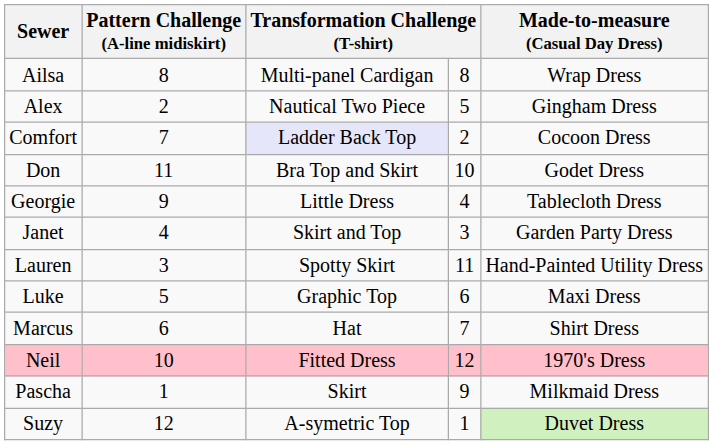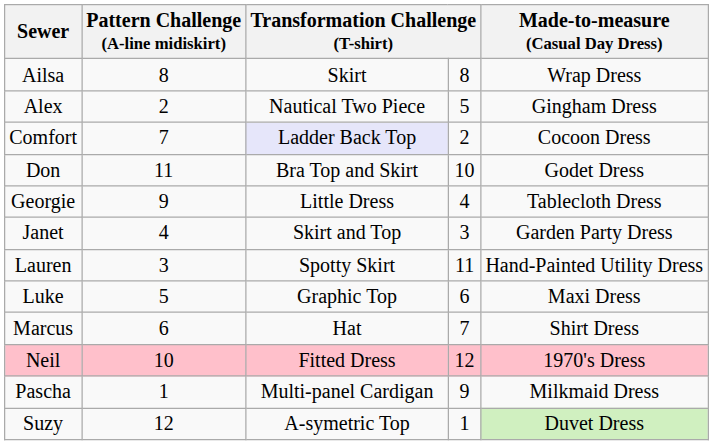(347, 74) Multi-panel Cardigan -> (347, 74) Skirt
(347, 391) Skirt -> (347, 391) Multi-panel Cardigan
